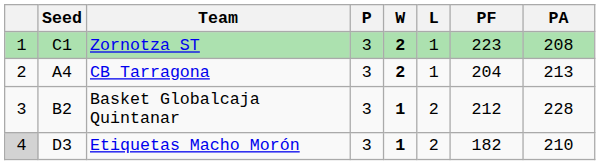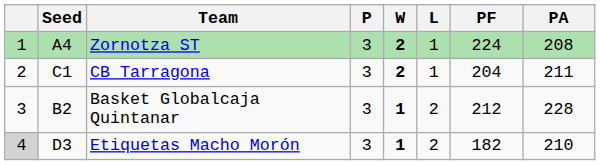(62, 45) C1 -> (62, 45) A4
(486, 45) 223 -> (486, 45) 224
(62, 72) A4 -> (62, 72) C1
(558, 72) 213 -> (558, 72) 211
